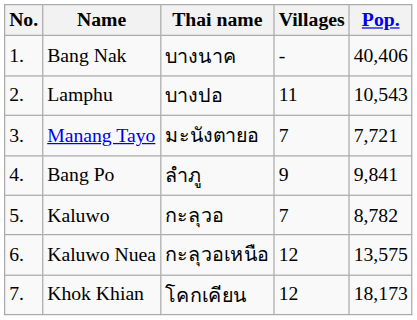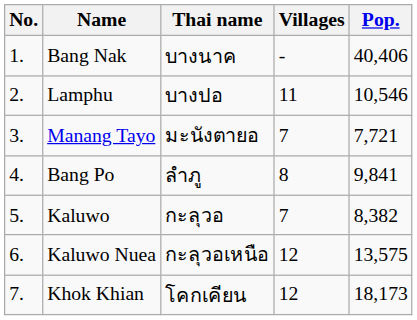(381, 95) 10,543 -> (381, 95) 10,546
(284, 175) 9 -> (284, 175) 8
(376, 214) 8,782 -> (376, 214) 8,382
